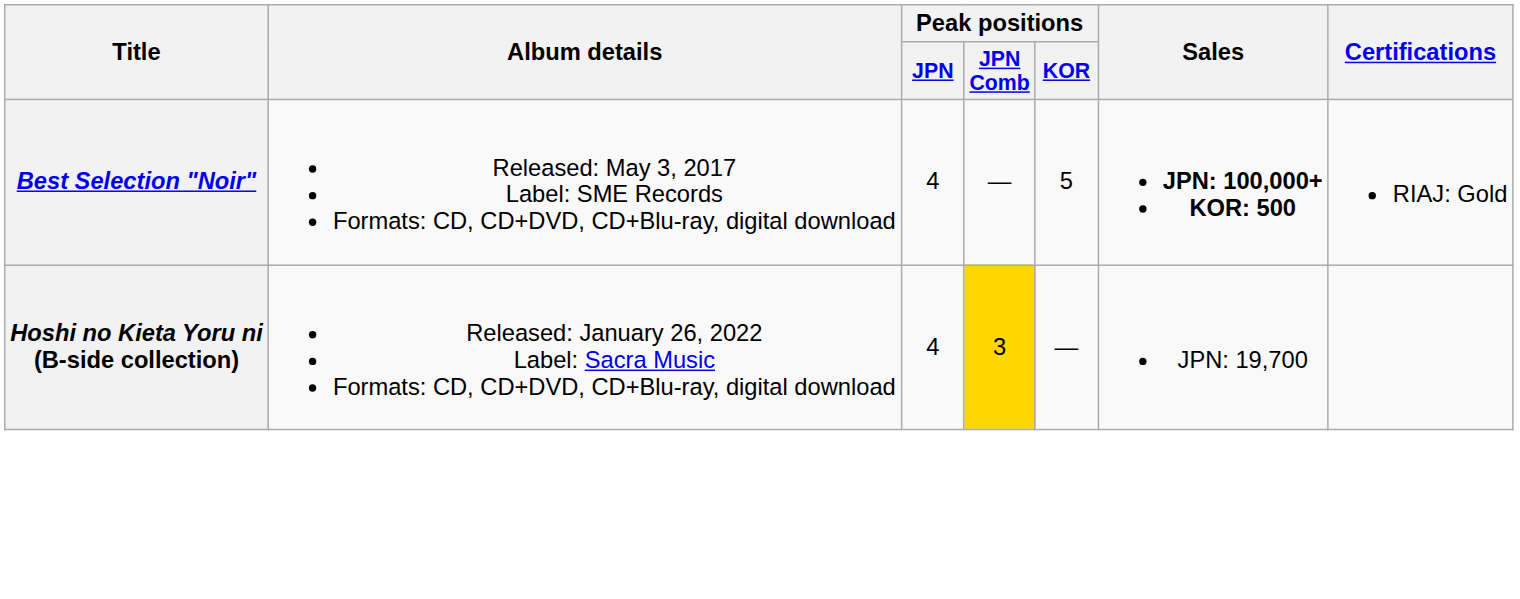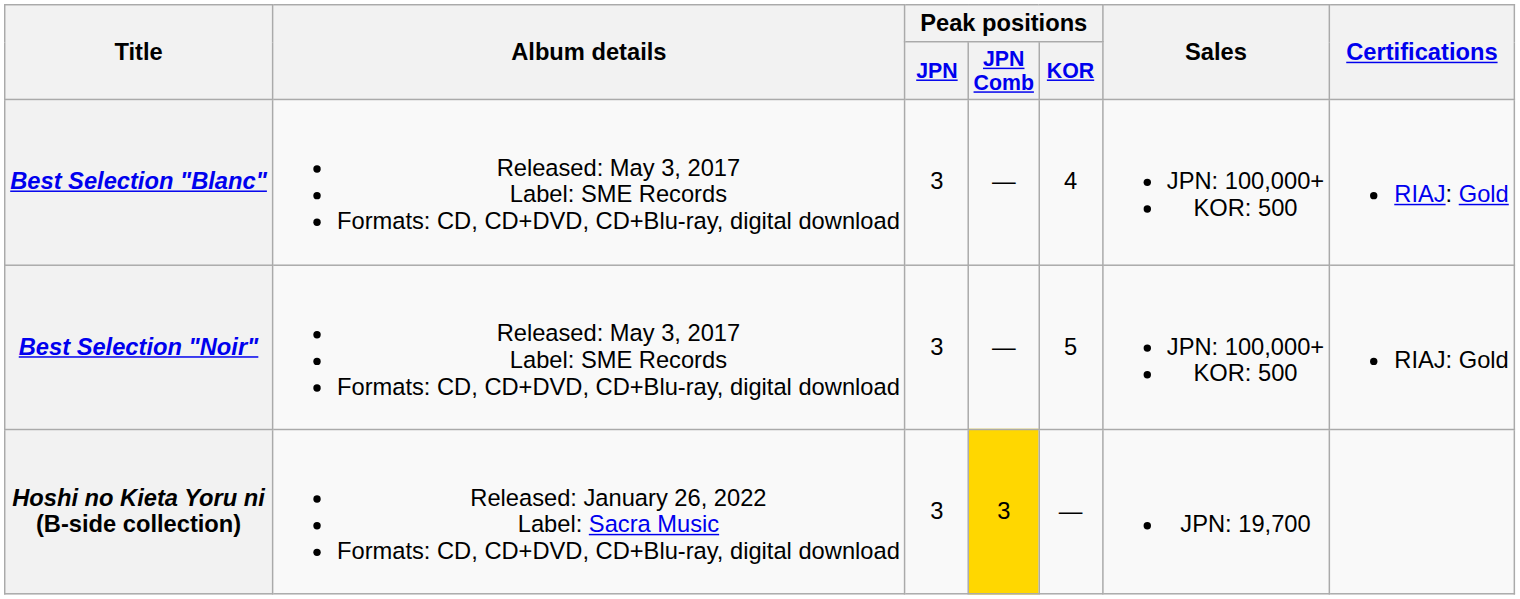+ row: (139, 181)
(933, 181) 4 -> (937, 346) 3
(1213, 195) bold -> (1216, 360) normal
(933, 346) 4 -> (937, 511) 3
